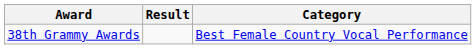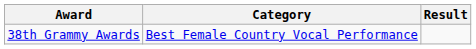columns swapped: (332, 14) <-> (168, 14)
